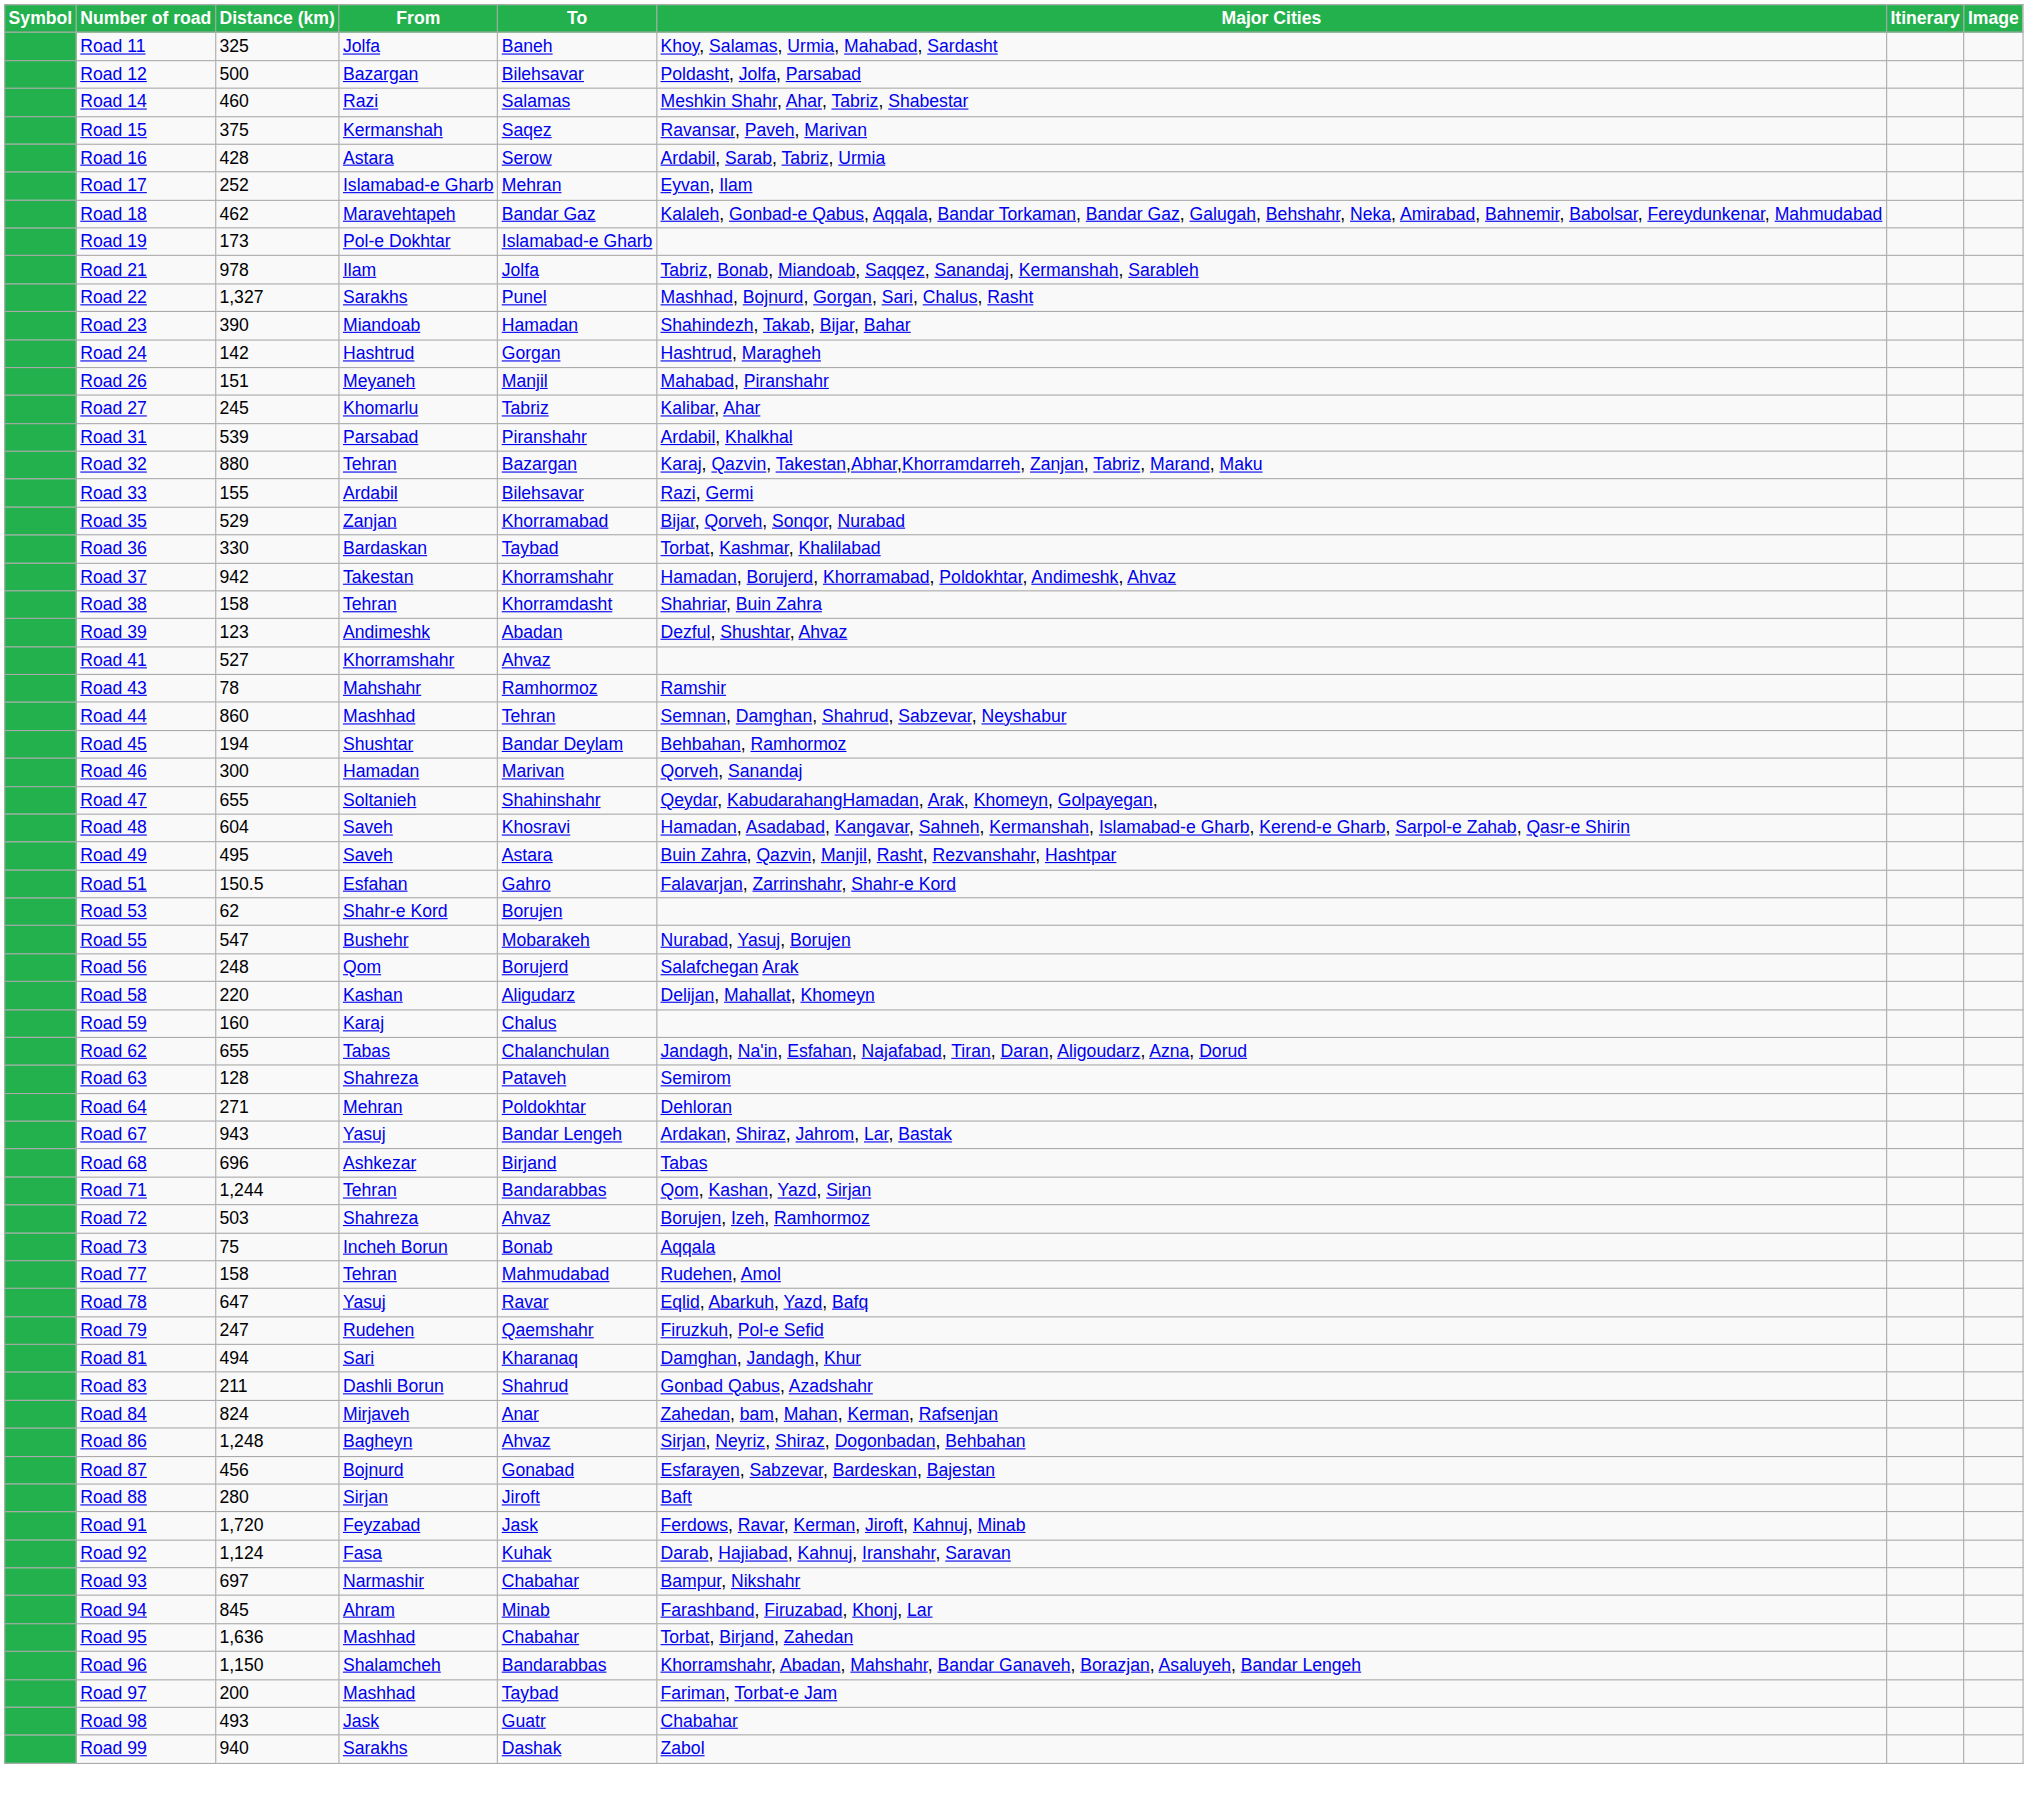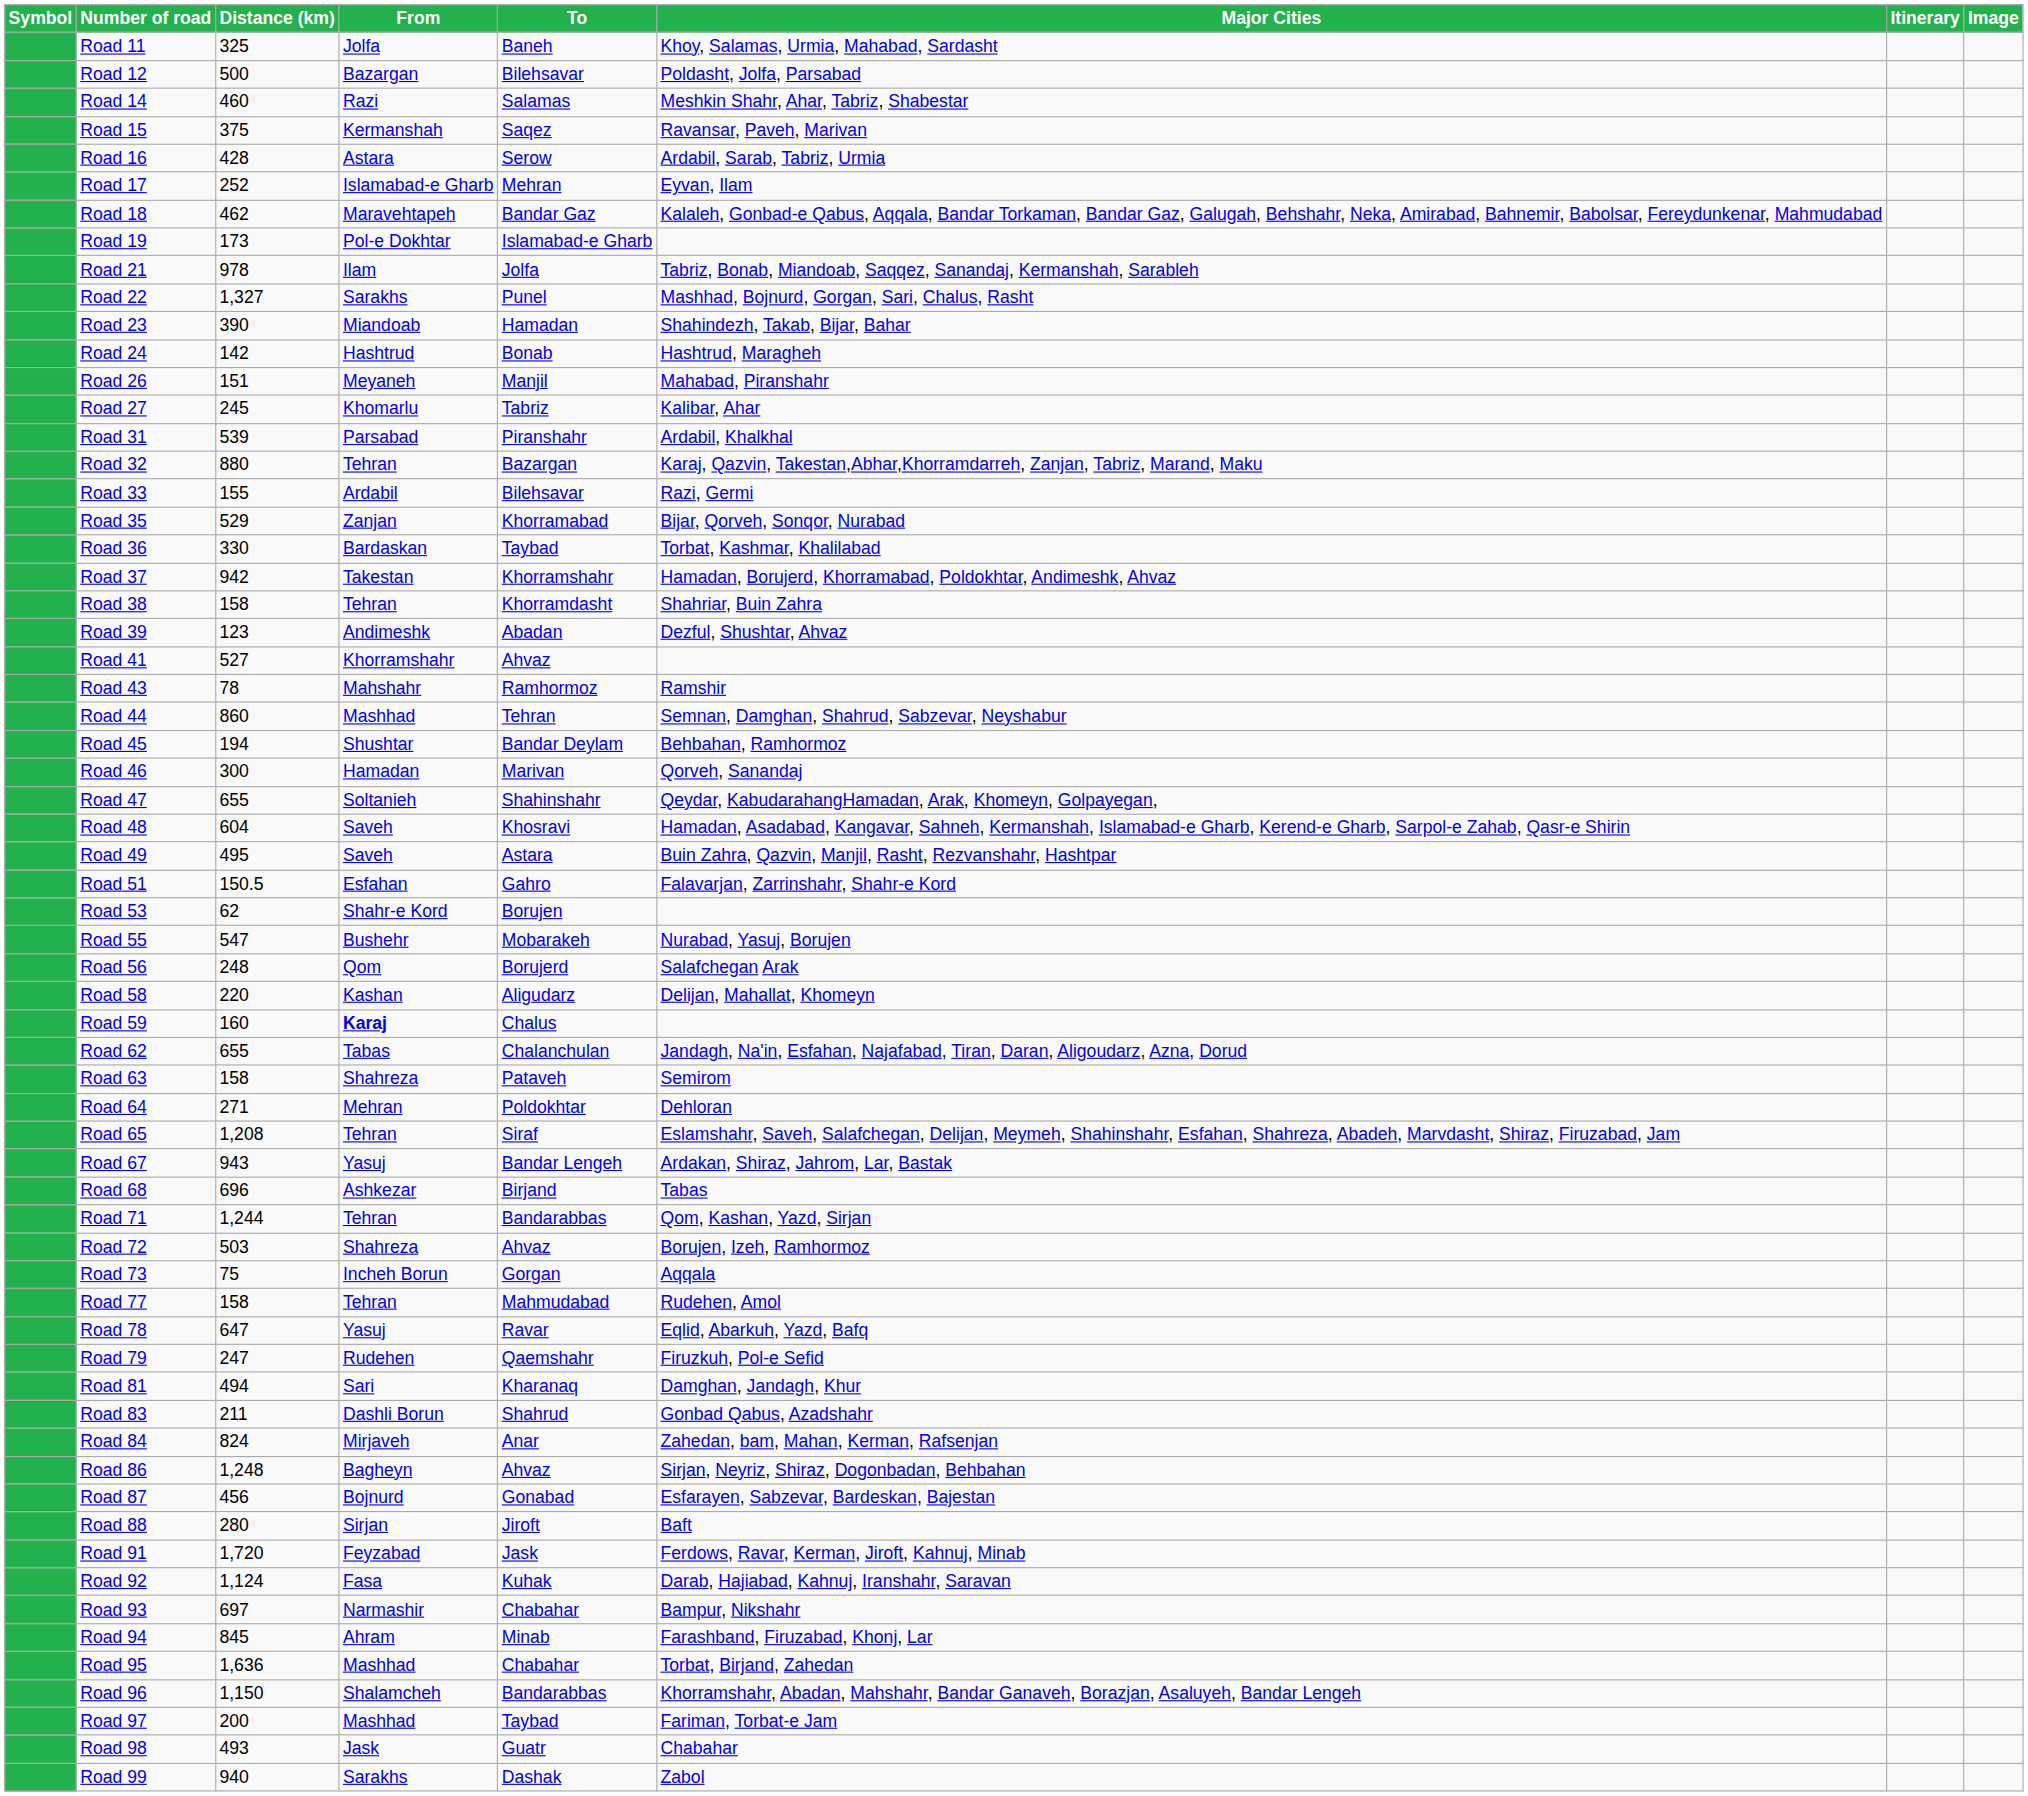(531, 353) Gorgan -> (527, 353) Bonab
(364, 1023) normal -> (365, 1023) bold
(234, 1079) 128 -> (234, 1079) 158
+ row: (114, 1134)
(527, 1246) Bonab -> (531, 1274) Gorgan
